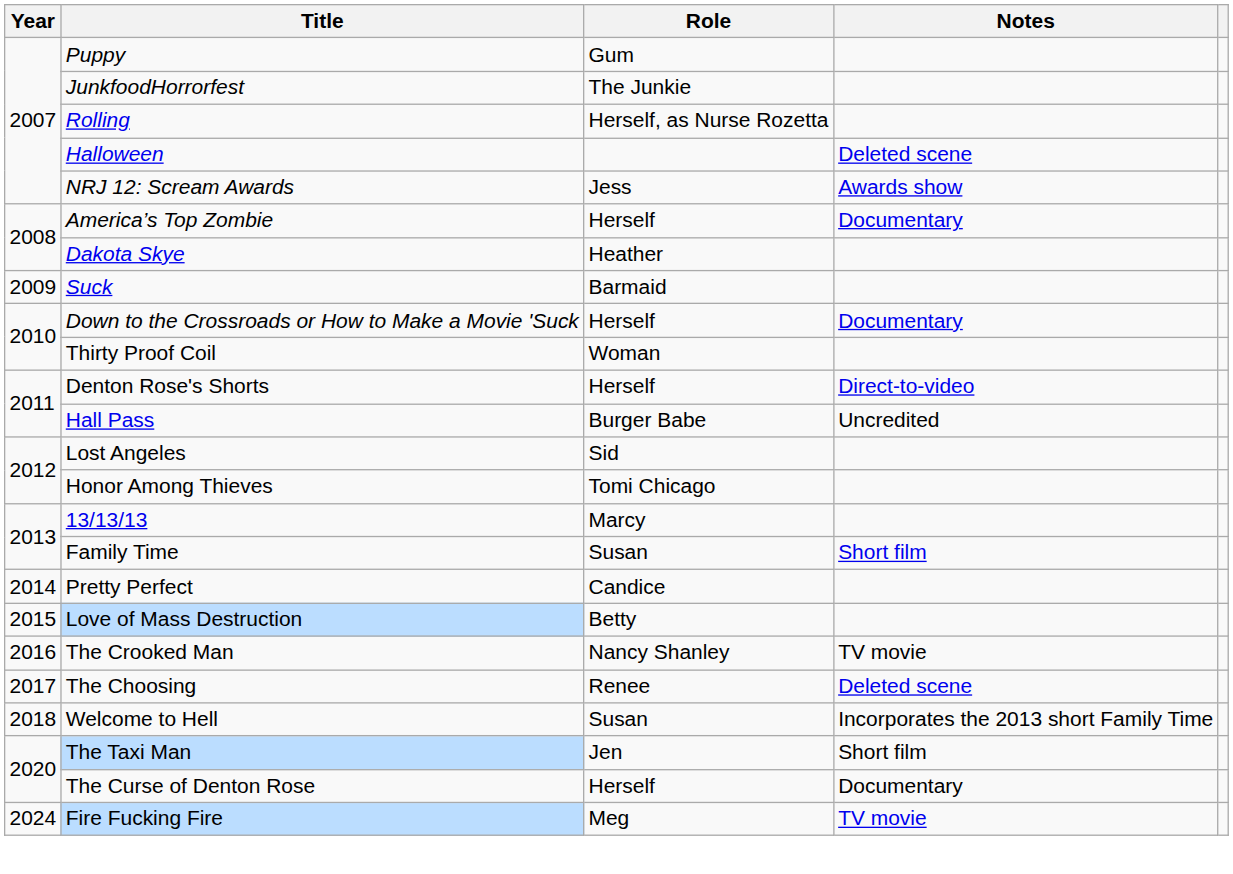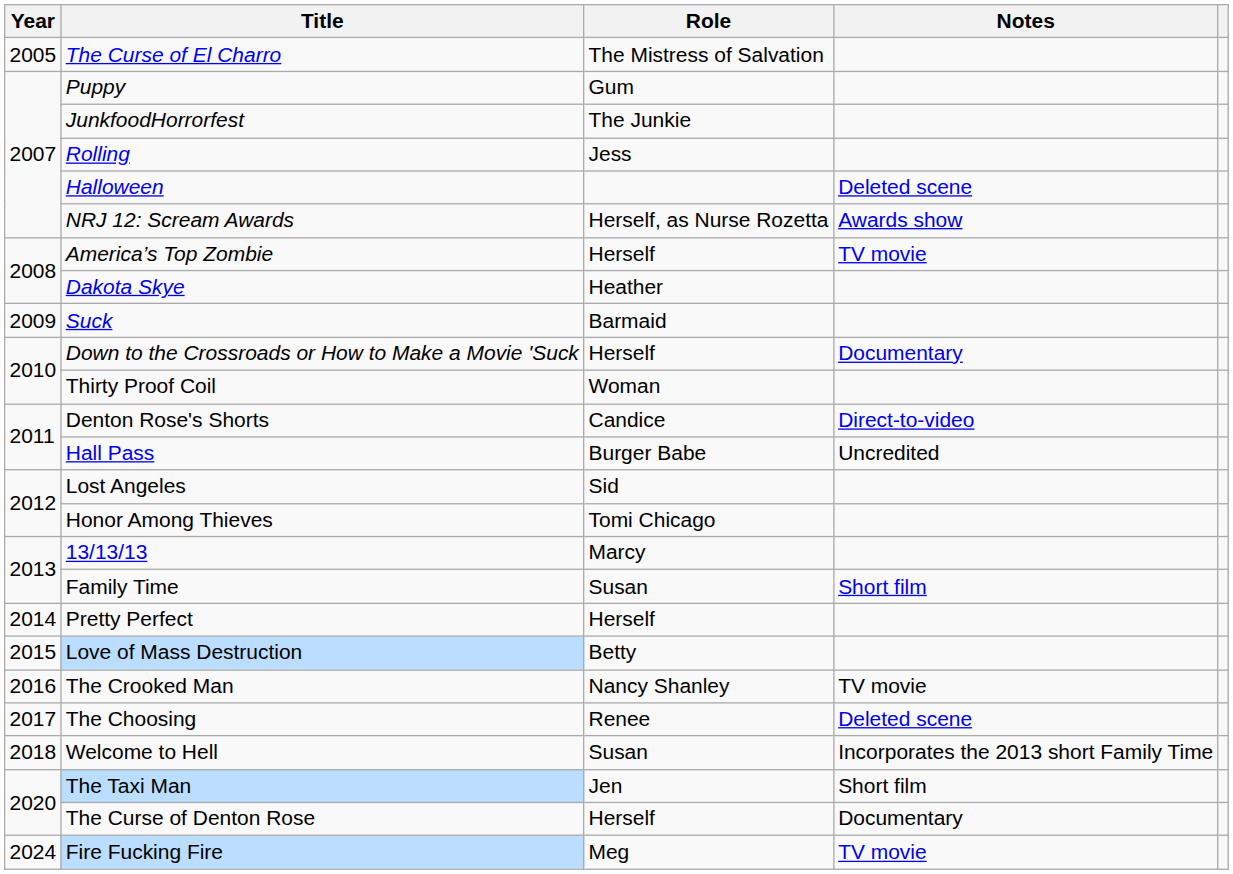+ row: (174, 54)
(708, 120) Herself, as Nurse Rozetta -> (610, 154) Jess
(610, 187) Jess -> (708, 220) Herself, as Nurse Rozetta
(900, 220) Documentary -> (882, 253) TV movie
(622, 386) Herself -> (627, 420) Candice
(627, 586) Candice -> (622, 619) Herself
